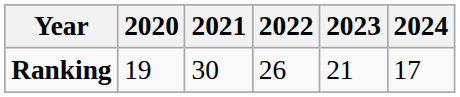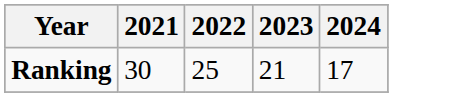- column: (152, 26)
(272, 69) 26 -> (205, 69) 25
